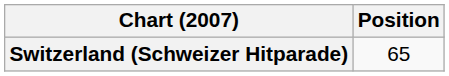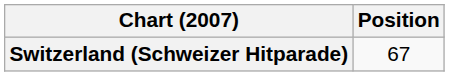(399, 53) 65 -> (399, 53) 67
